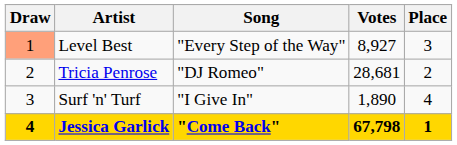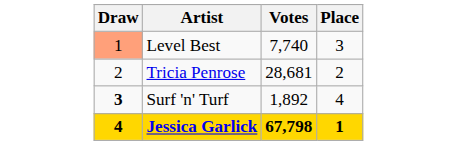- column: (261, 18)
(377, 45) 8,927 -> (289, 45) 7,740
(30, 99) normal -> (118, 99) bold
(377, 99) 1,890 -> (289, 99) 1,892
